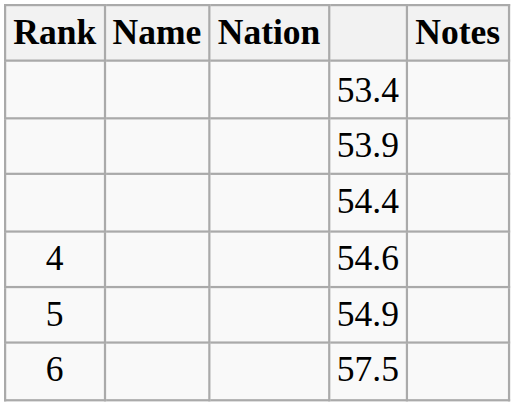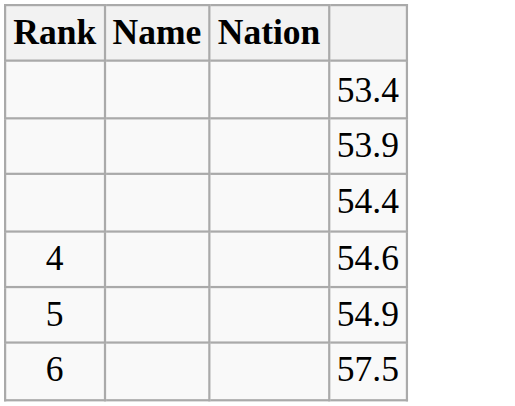- column: (458, 32)
